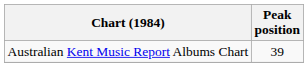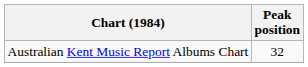(277, 51) 39 -> (277, 51) 32
